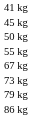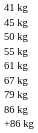+ row: (16, 66)
- row: (16, 80)
+ row: (19, 124)
